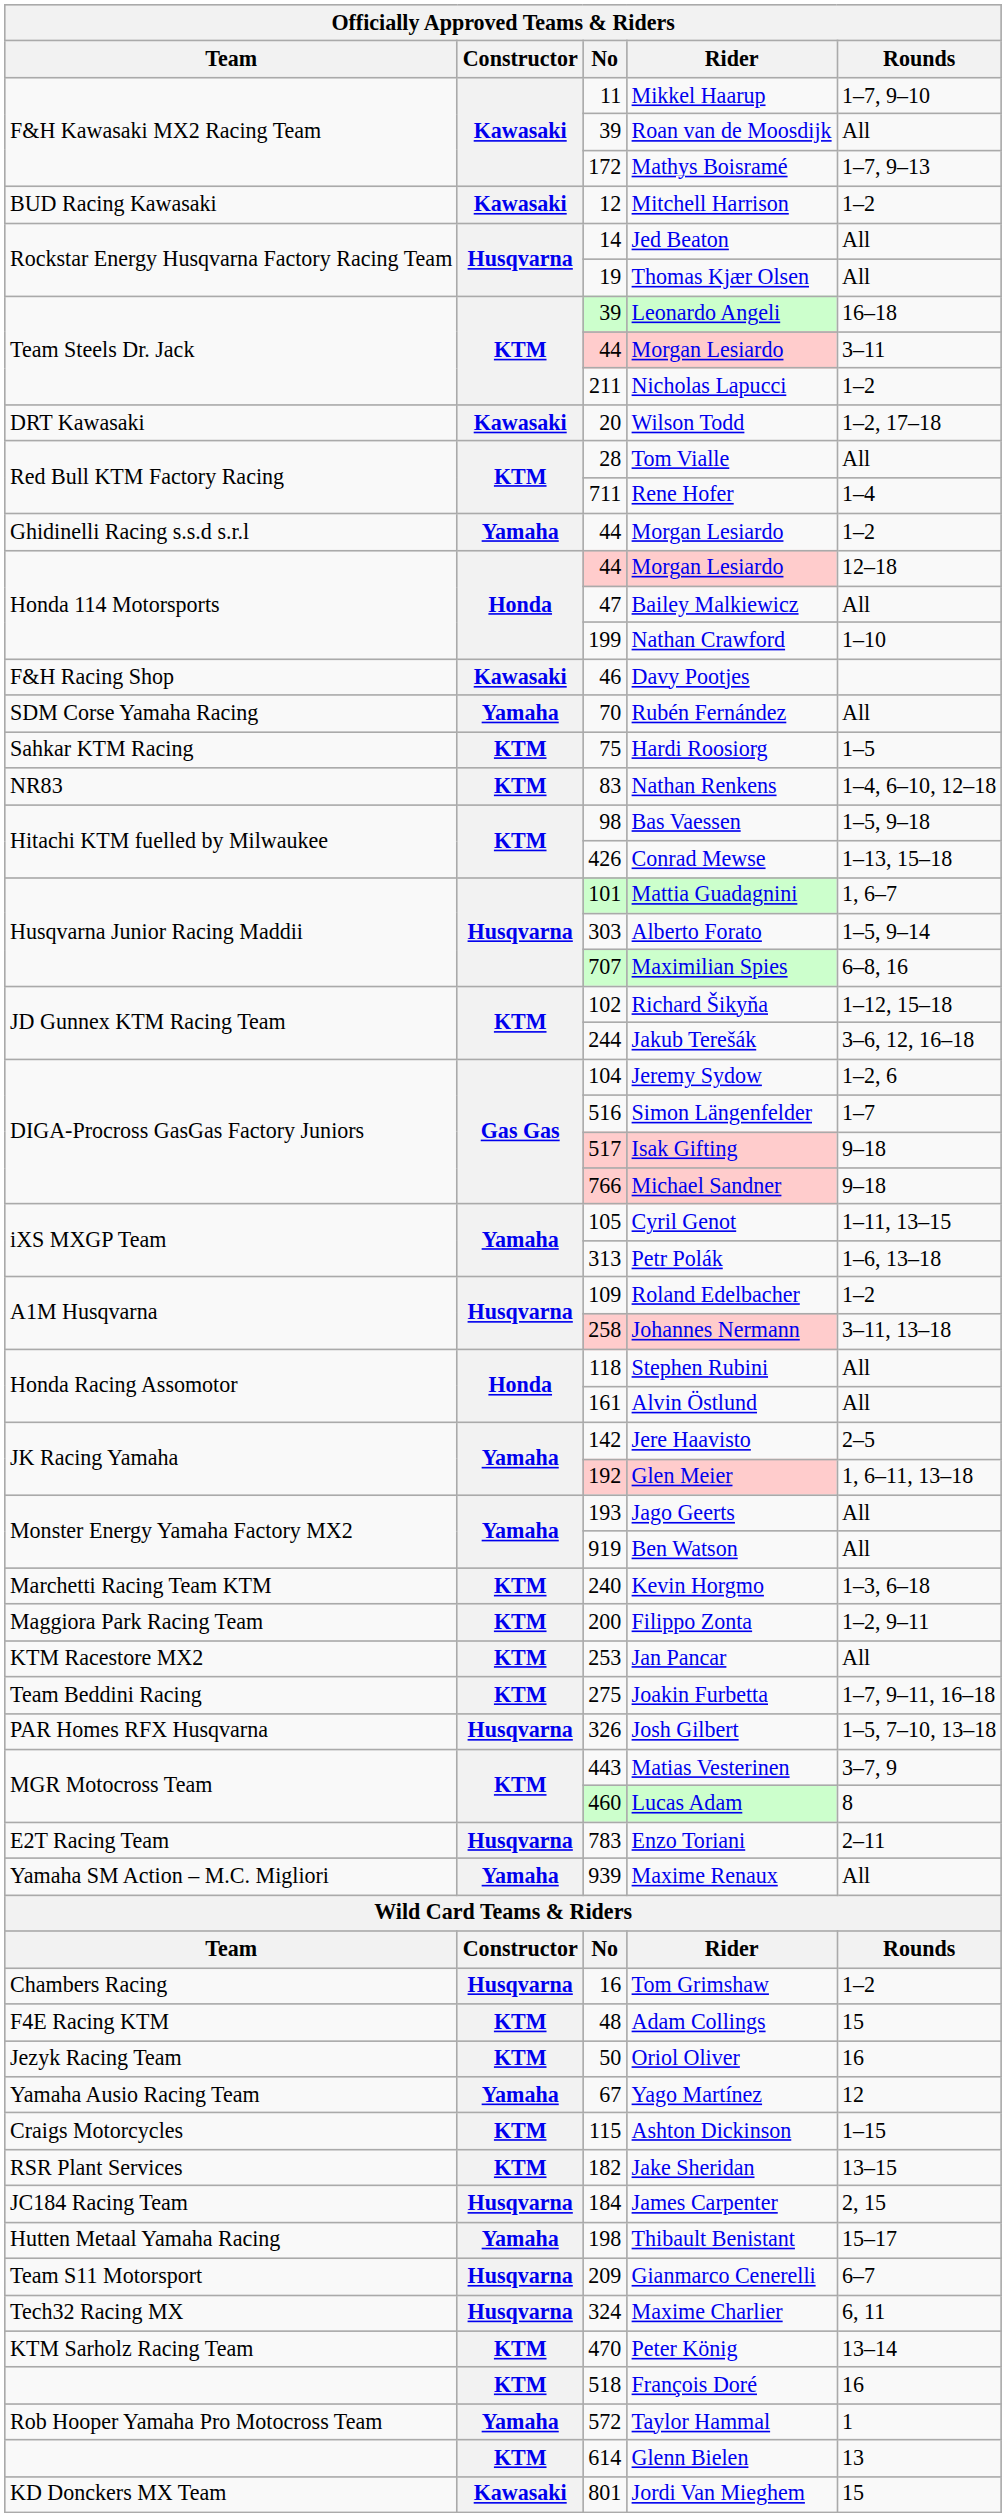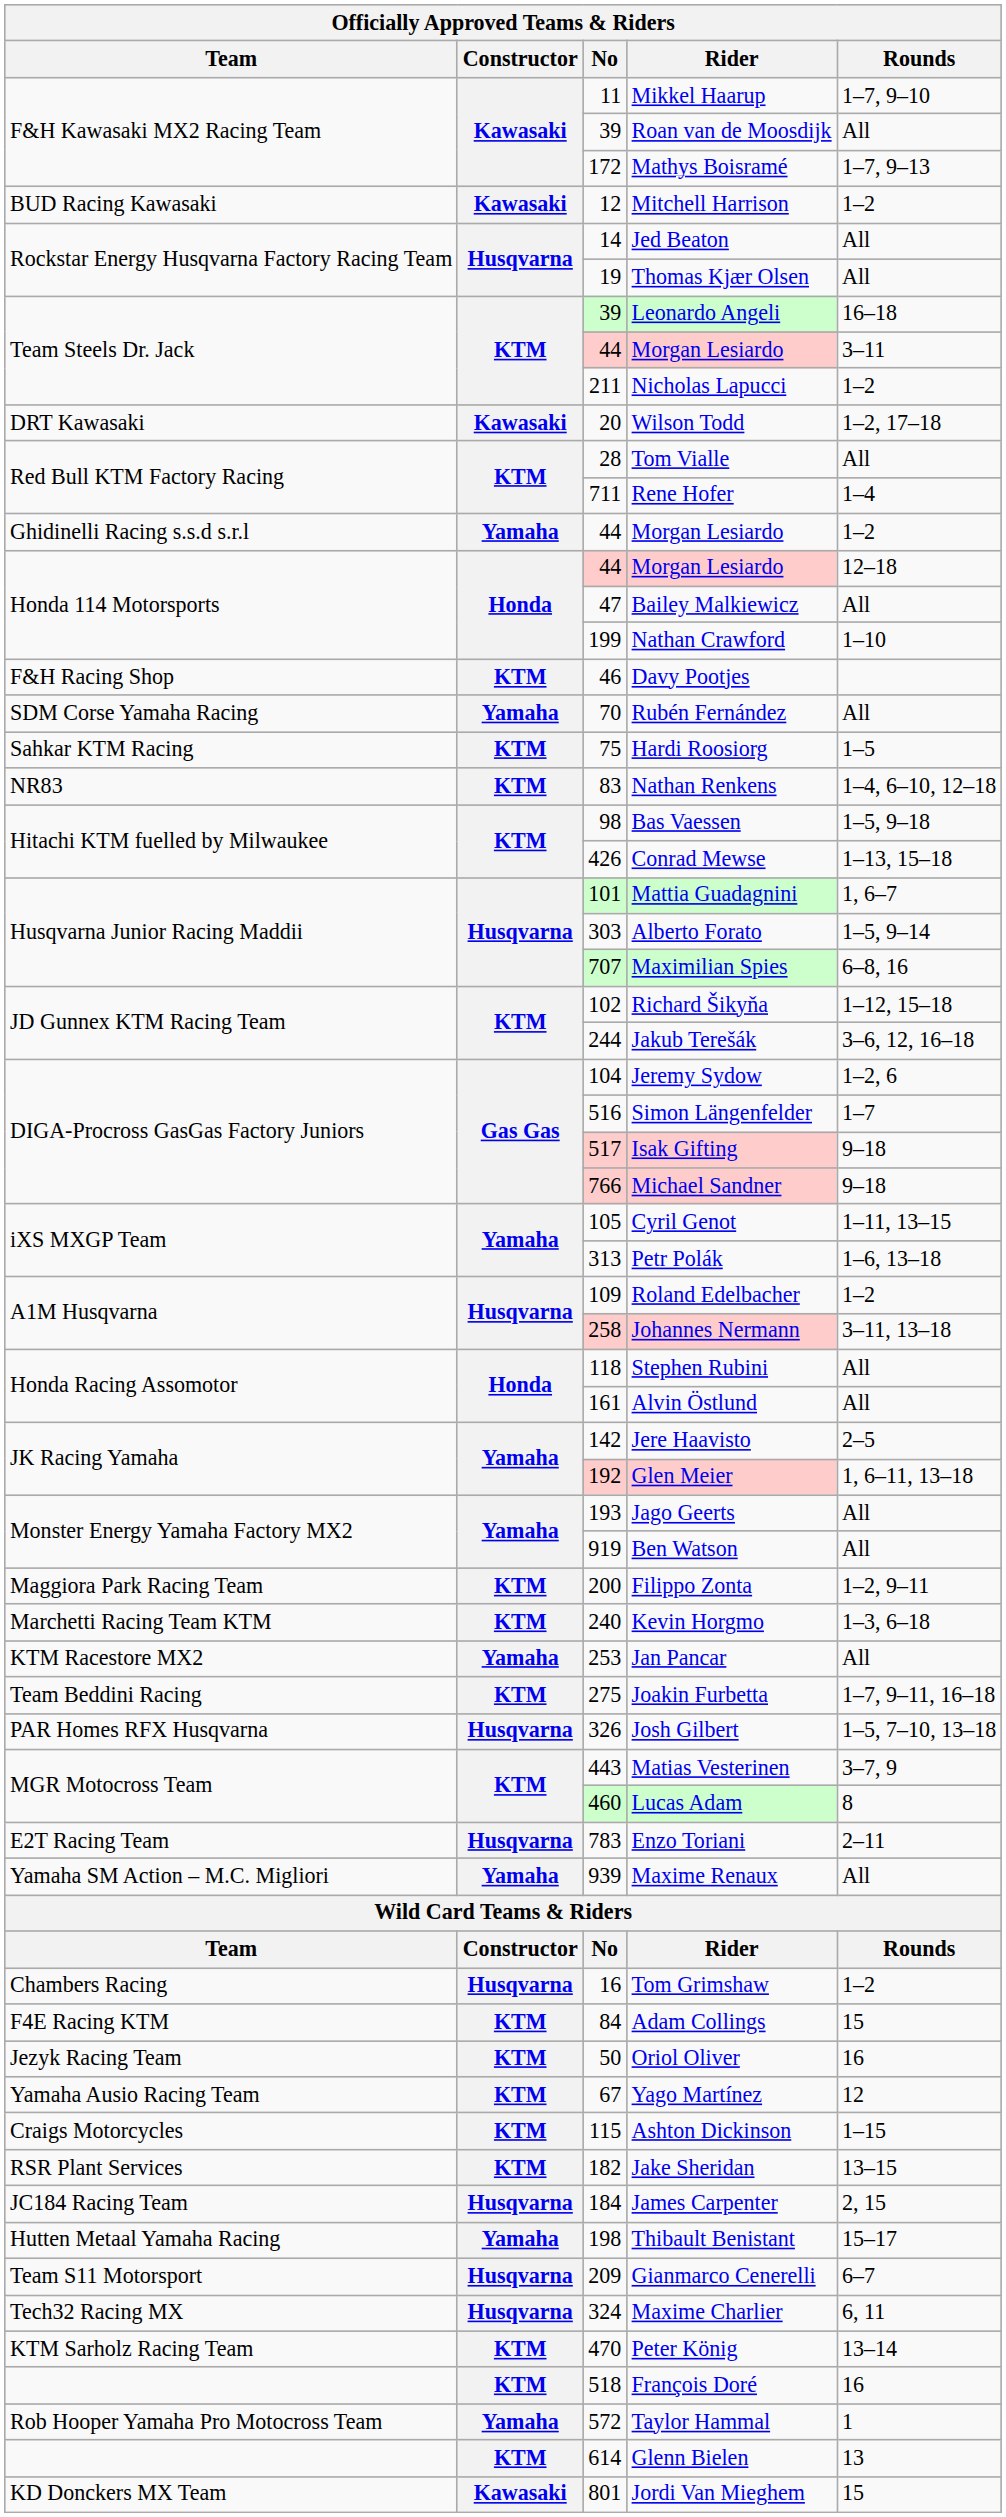(520, 676) Kawasaki -> (520, 676) KTM
rows swapped: (137, 1621) <-> (141, 1585)
(520, 1657) KTM -> (520, 1657) Yamaha
(610, 2021) 48 -> (610, 2021) 84
(520, 2094) Yamaha -> (520, 2094) KTM
